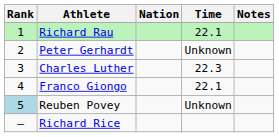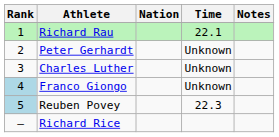(208, 68) 22.3 -> (208, 68) Unknown
(21, 86) no background -> (21, 86) lightblue background
(208, 86) 22.1 -> (208, 86) Unknown
(208, 105) Unknown -> (208, 105) 22.3
